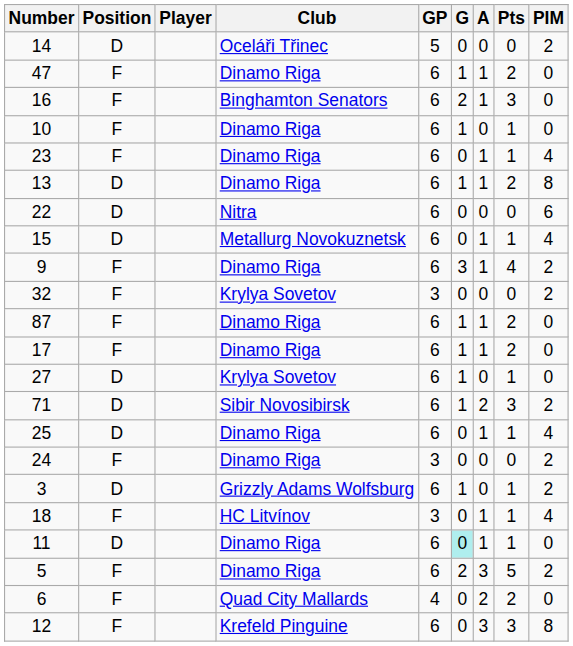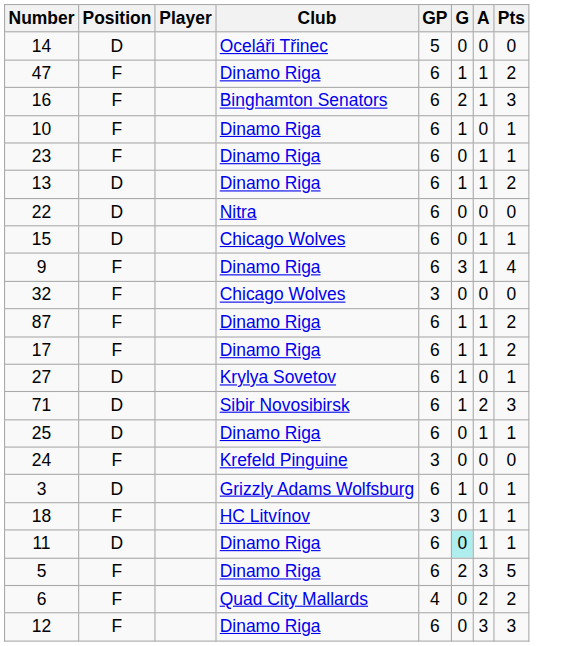- column: (548, 18)
(313, 239) Metallurg Novokuznetsk -> (283, 239) Chicago Wolves
(278, 294) Krylya Sovetov -> (283, 294) Chicago Wolves
(270, 460) Dinamo Riga -> (284, 460) Krefeld Pinguine
(284, 626) Krefeld Pinguine -> (270, 626) Dinamo Riga
